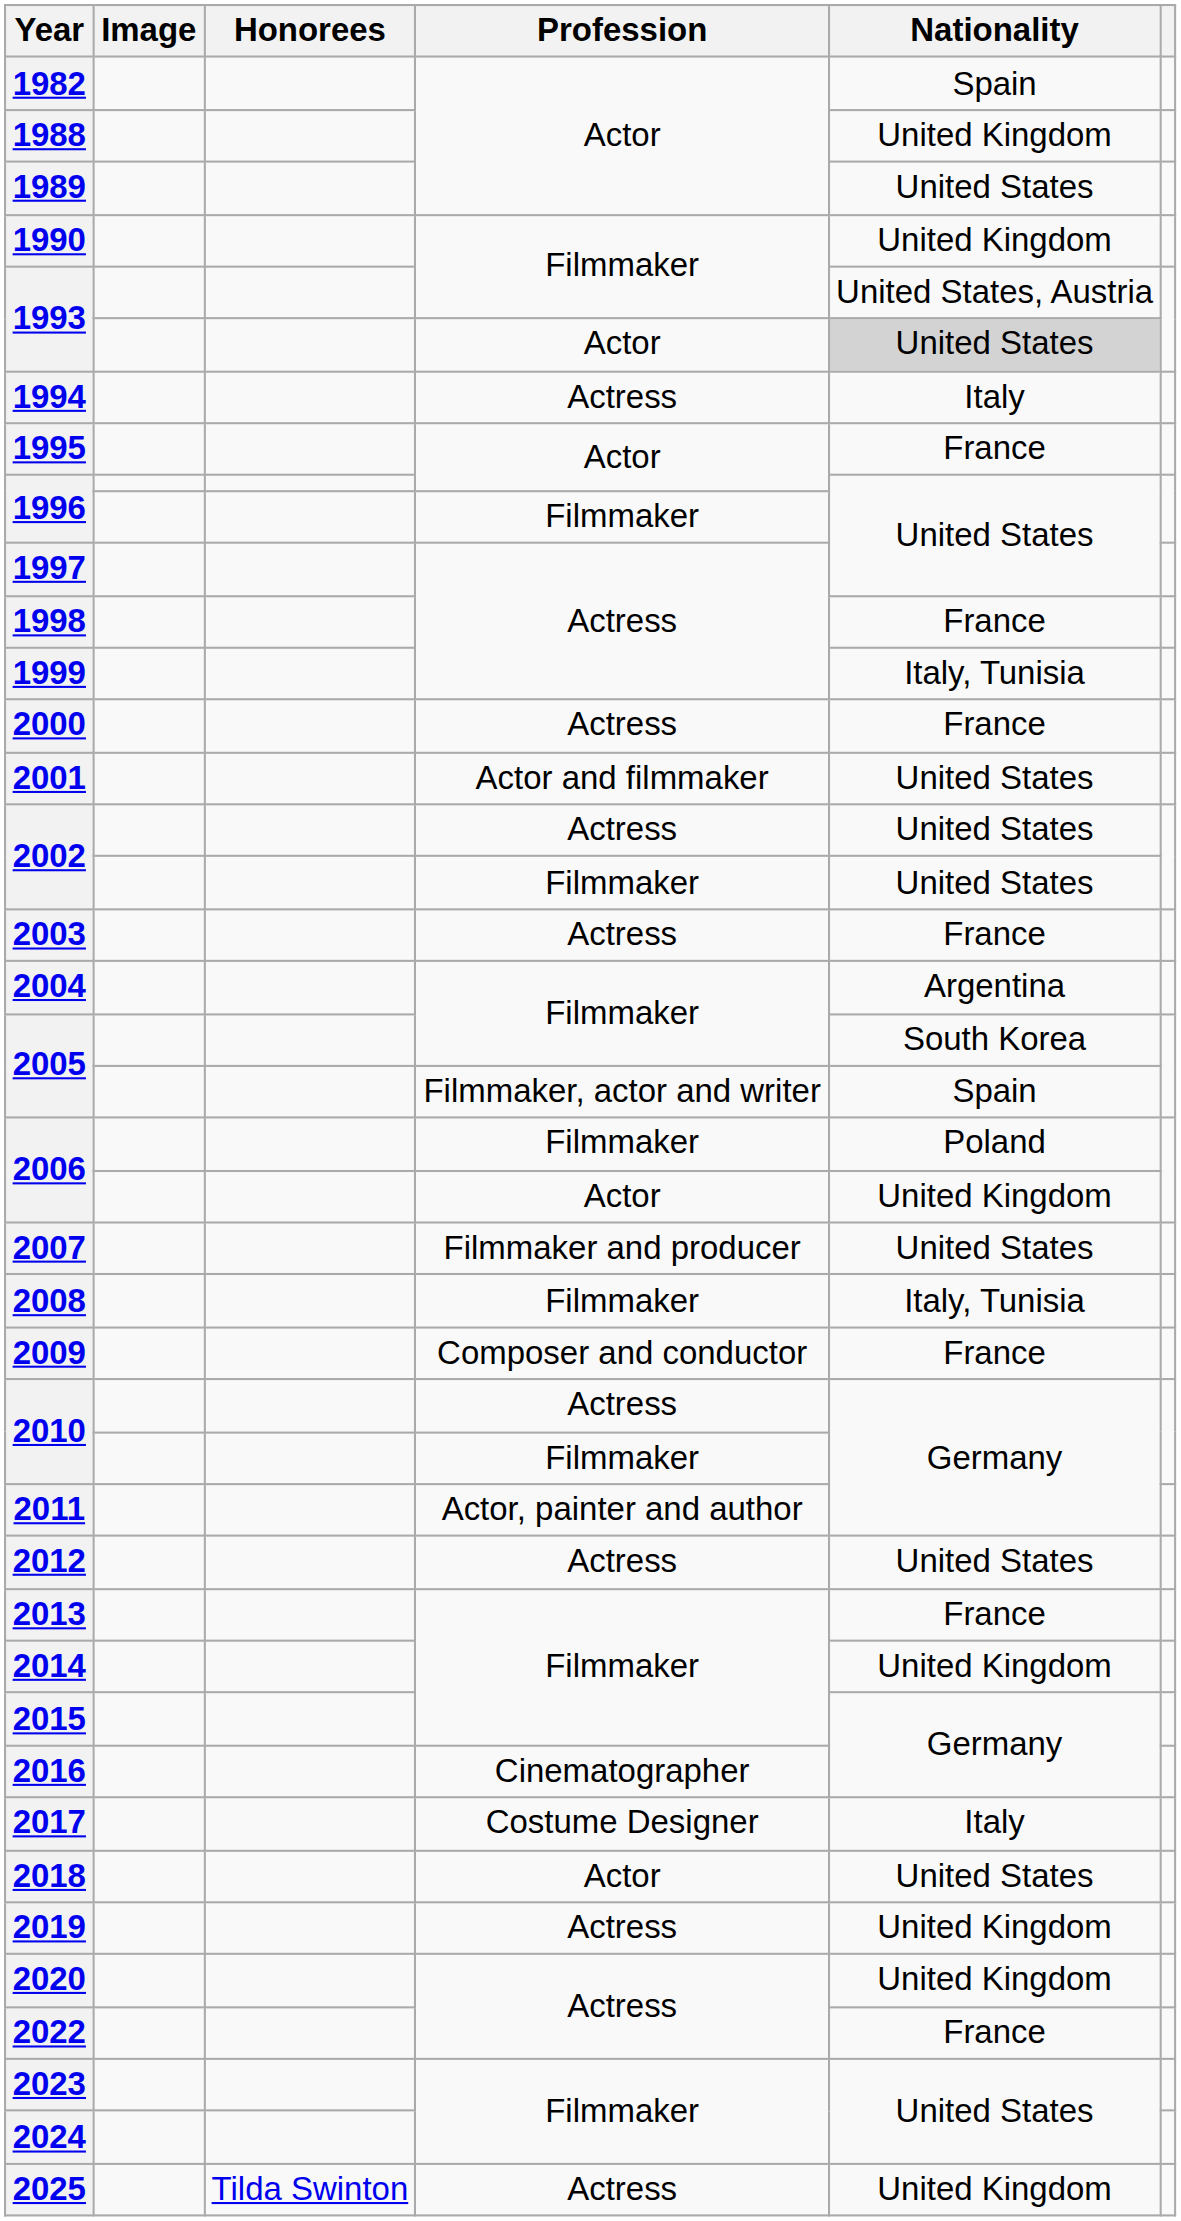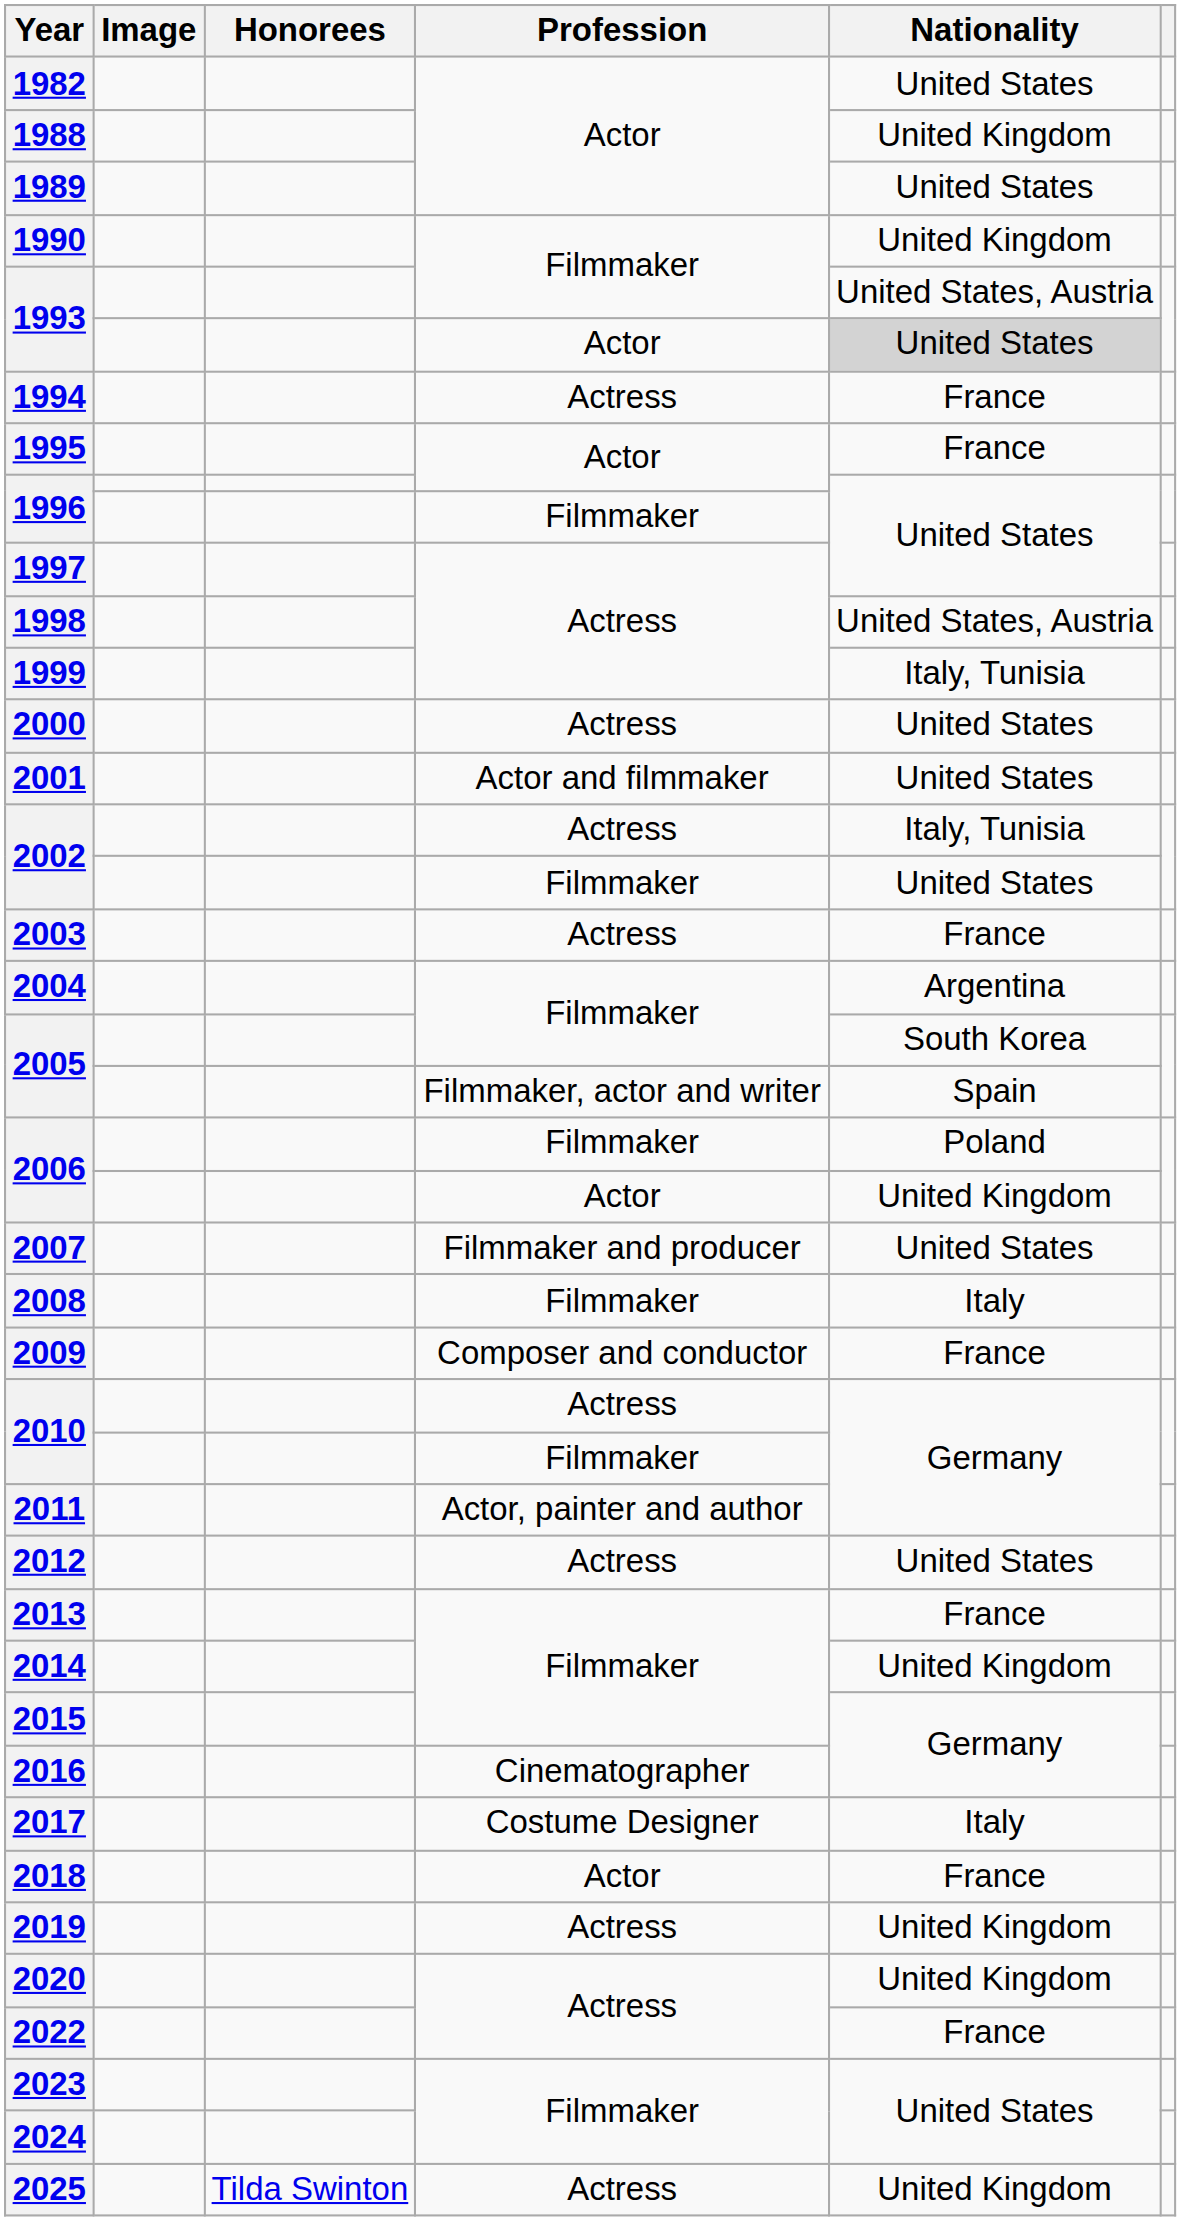(995, 82) Spain -> (995, 82) United States
(995, 396) Italy -> (995, 396) France
(995, 620) France -> (995, 620) United States, Austria
(995, 725) France -> (995, 725) United States
(995, 829) United States -> (995, 829) Italy, Tunisia
(995, 1300) Italy, Tunisia -> (995, 1300) Italy
(995, 1875) United States -> (995, 1875) France
